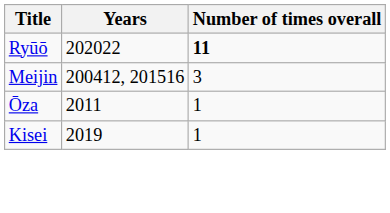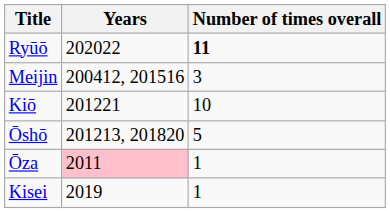+ row: (22, 105)
+ row: (28, 134)
(84, 105) no background -> (84, 163) pink background
